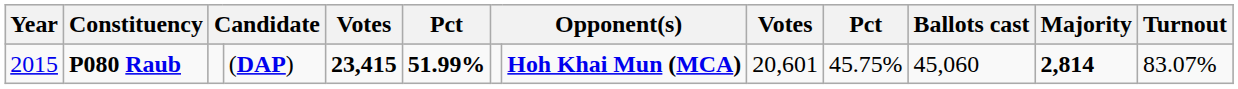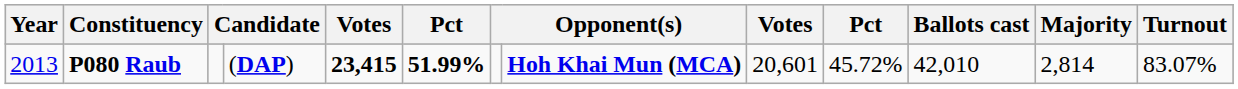(34, 63) 2015 -> (34, 63) 2013
(866, 63) 45.75% -> (866, 63) 45.72%
(946, 63) 45,060 -> (946, 63) 42,010
(1067, 63) bold -> (1067, 63) normal
